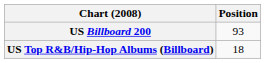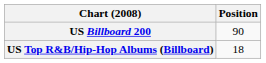(238, 31) 93 -> (238, 31) 90
